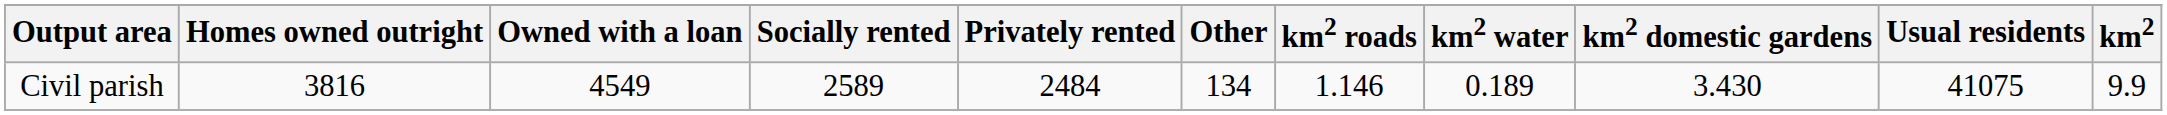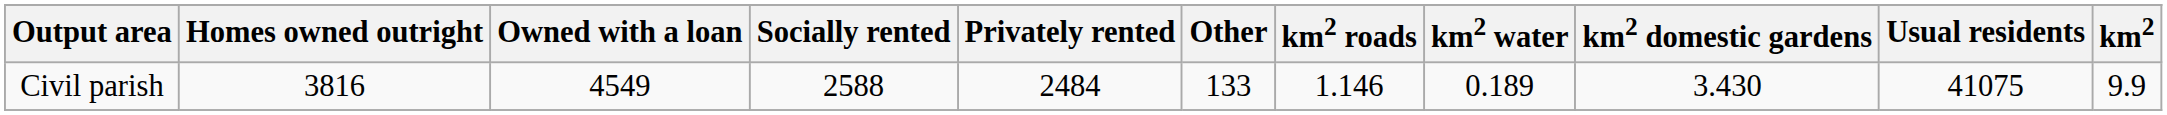(854, 85) 2589 -> (854, 85) 2588
(1228, 85) 134 -> (1228, 85) 133
